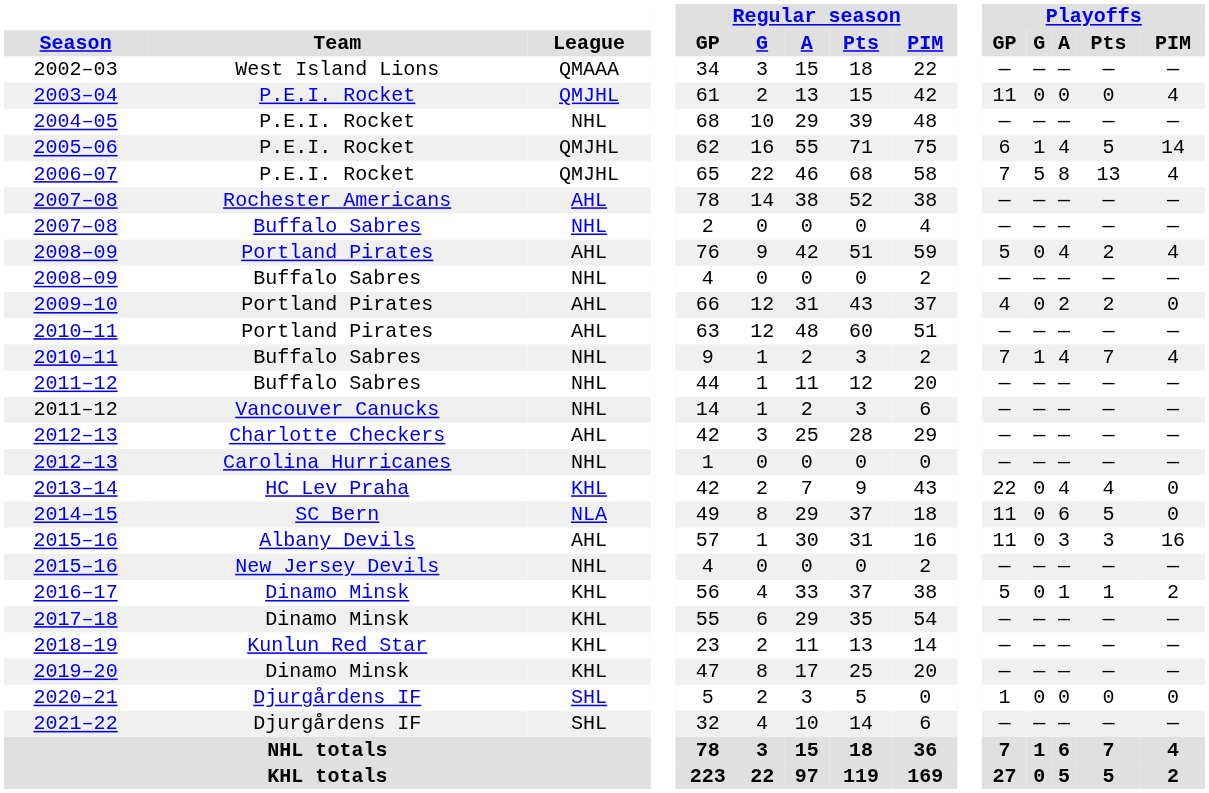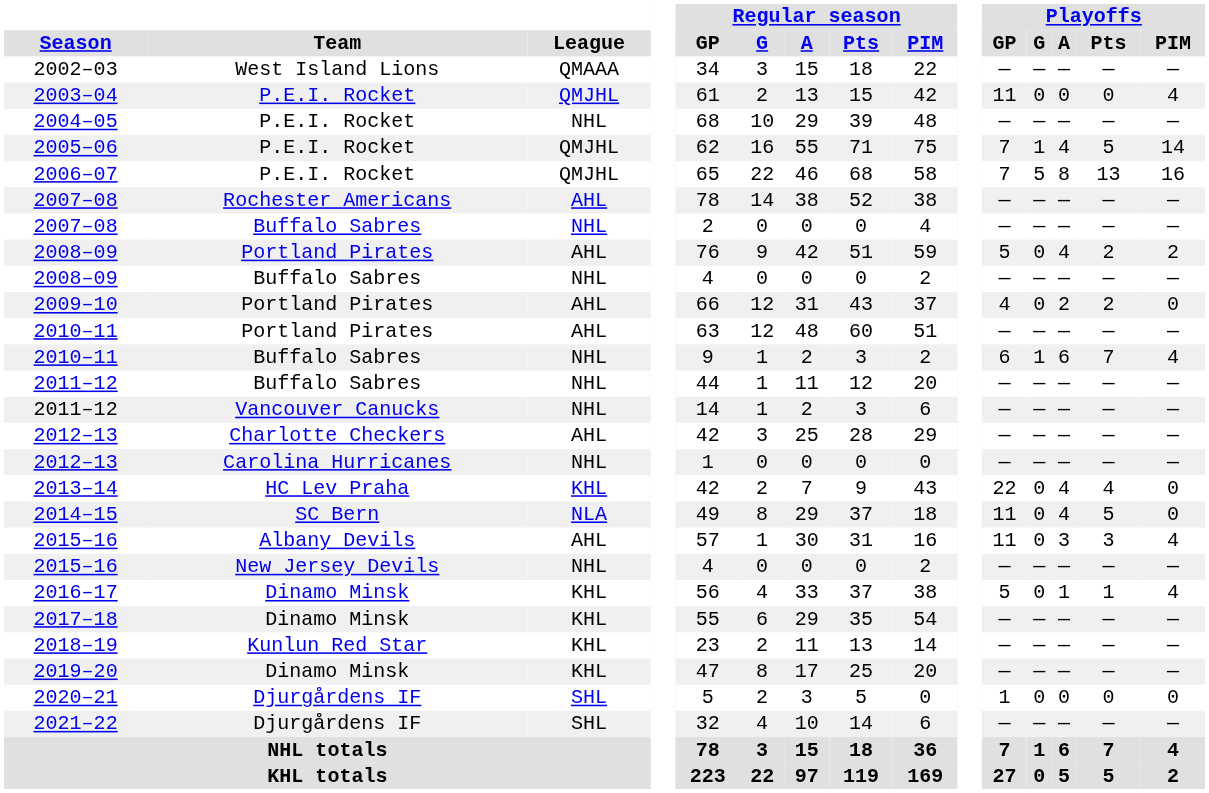(1005, 148) 6 -> (1005, 148) 7
(1173, 174) 4 -> (1173, 174) 16
(1173, 253) 4 -> (1173, 253) 2
(1005, 357) 7 -> (1005, 357) 6
(1064, 357) 4 -> (1064, 357) 6
(1064, 515) 6 -> (1064, 515) 4
(1173, 541) 16 -> (1173, 541) 4
(1173, 593) 2 -> (1173, 593) 4
